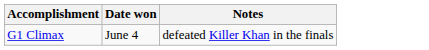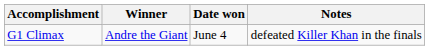+ column: (146, 14)
